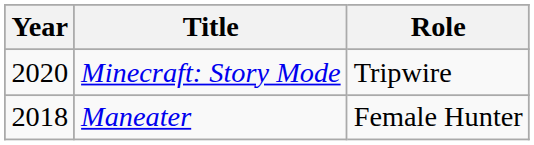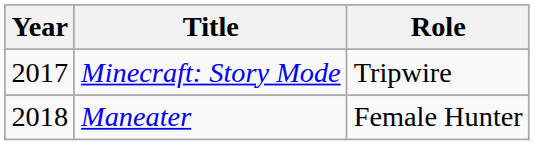(40, 71) 2020 -> (40, 71) 2017
